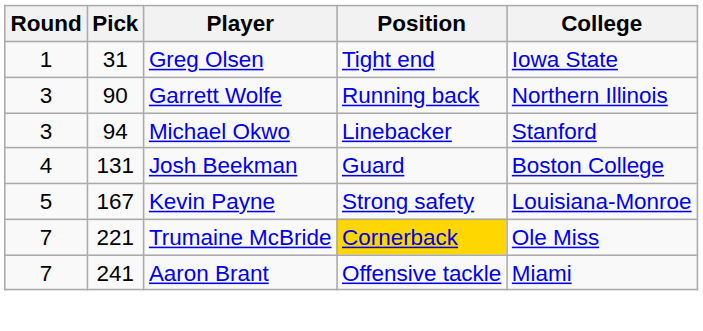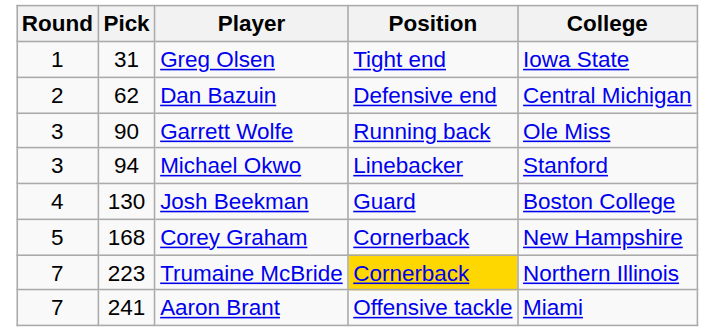+ row: (218, 95)
(590, 95) Northern Illinois -> (567, 130) Ole Miss
(115, 166) 131 -> (127, 201) 130
- row: (212, 201)
+ row: (234, 237)
(115, 237) 221 -> (127, 272) 223
(555, 237) Ole Miss -> (601, 272) Northern Illinois
